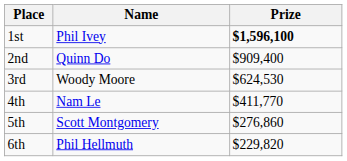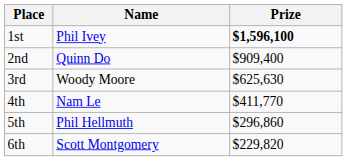(258, 79) $624,530 -> (258, 79) $625,630
(108, 123) Scott Montgomery -> (95, 123) Phil Hellmuth
(258, 123) $276,860 -> (258, 123) $296,860
(95, 144) Phil Hellmuth -> (108, 144) Scott Montgomery
